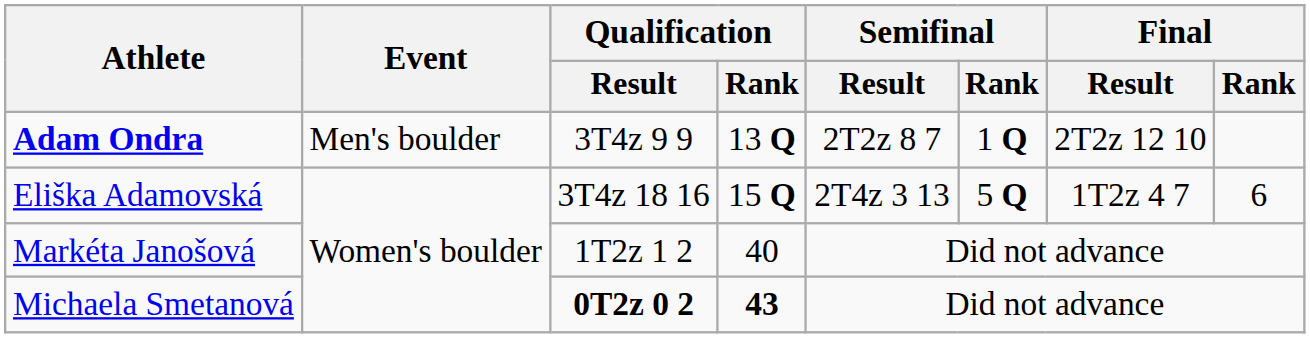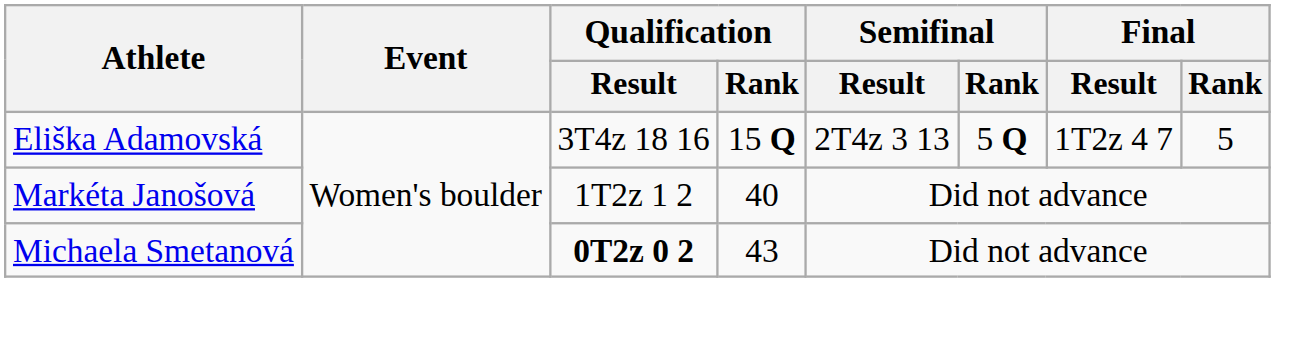- row: (108, 139)
(1259, 194) 6 -> (1225, 139) 5
(762, 304) bold -> (762, 249) normal
